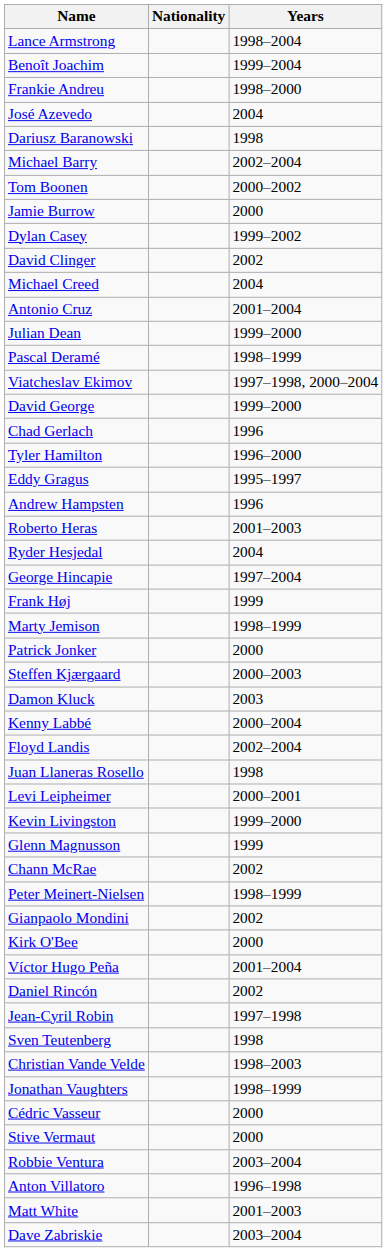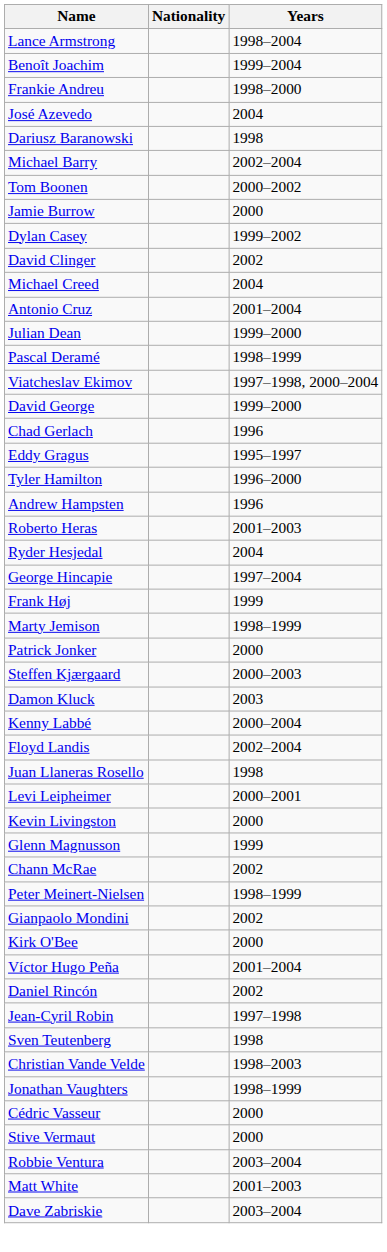rows swapped: (48, 479) <-> (55, 455)
(267, 820) 1999–2000 -> (248, 820) 2000
- row: (56, 1185)
